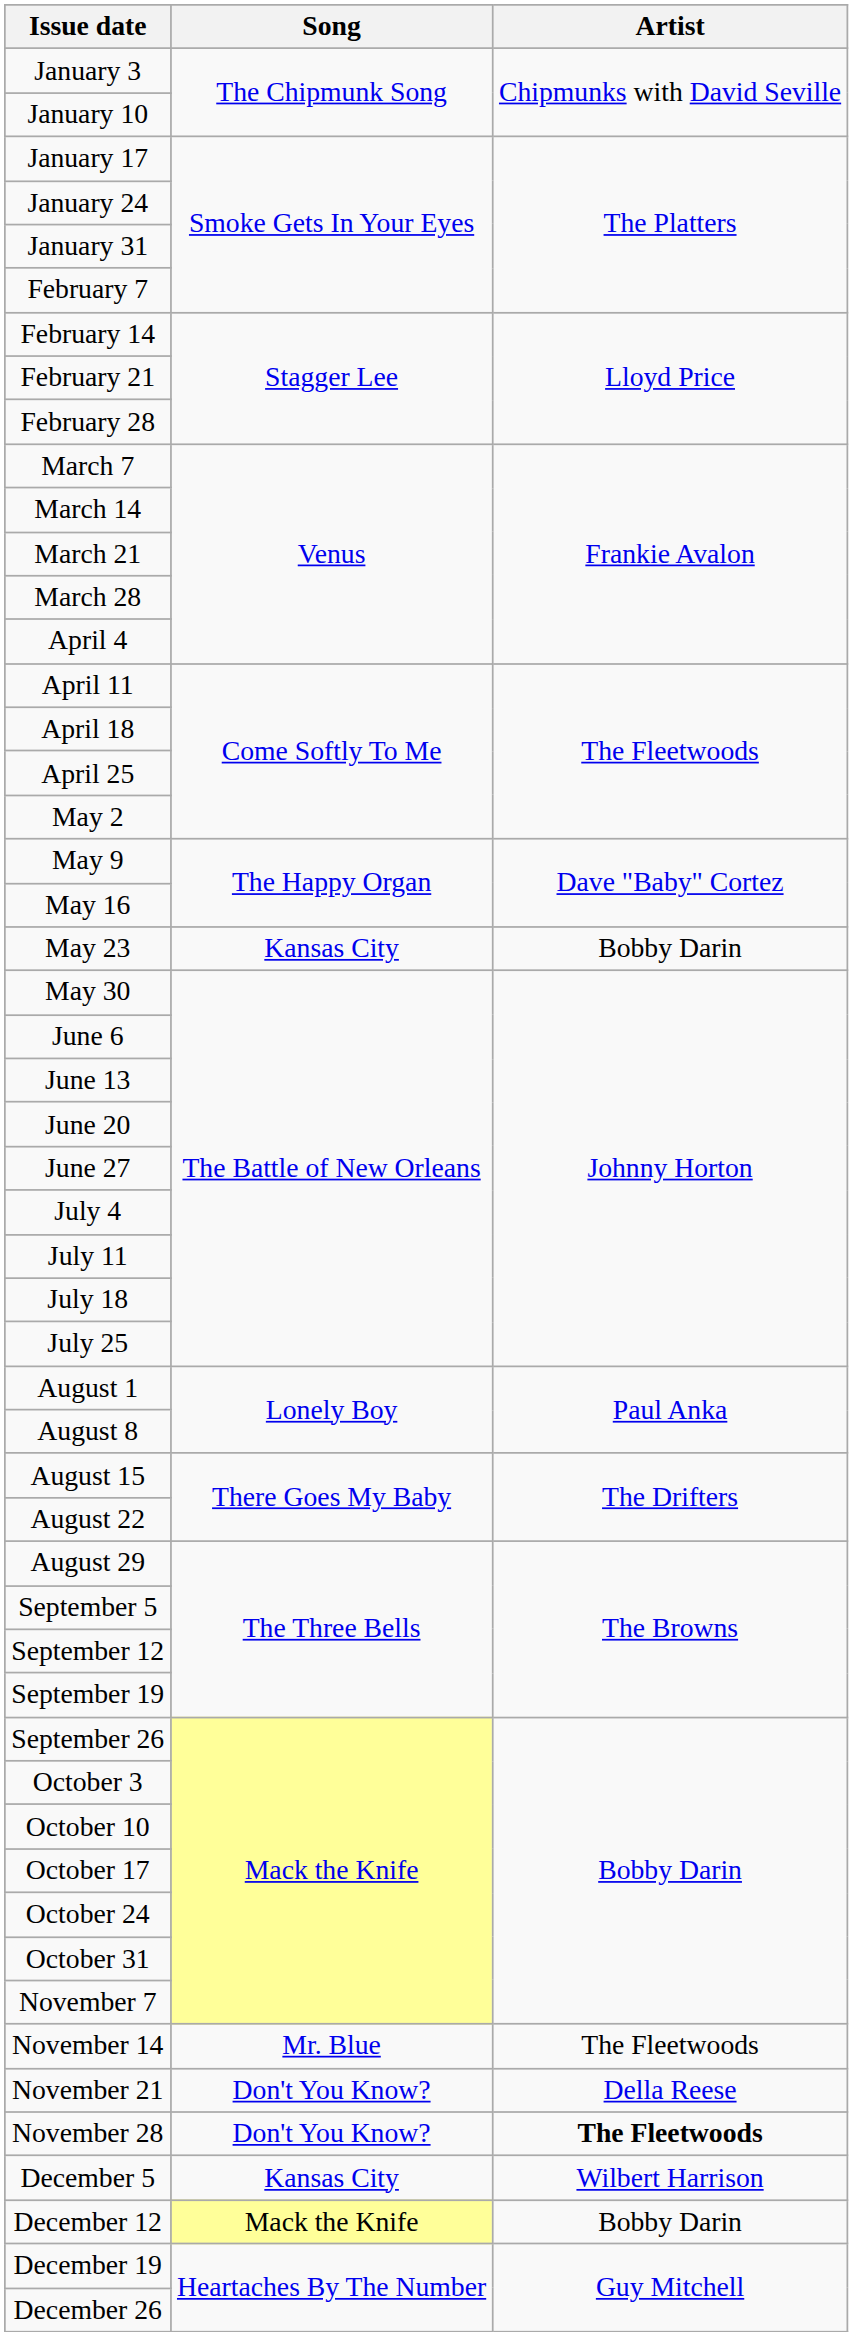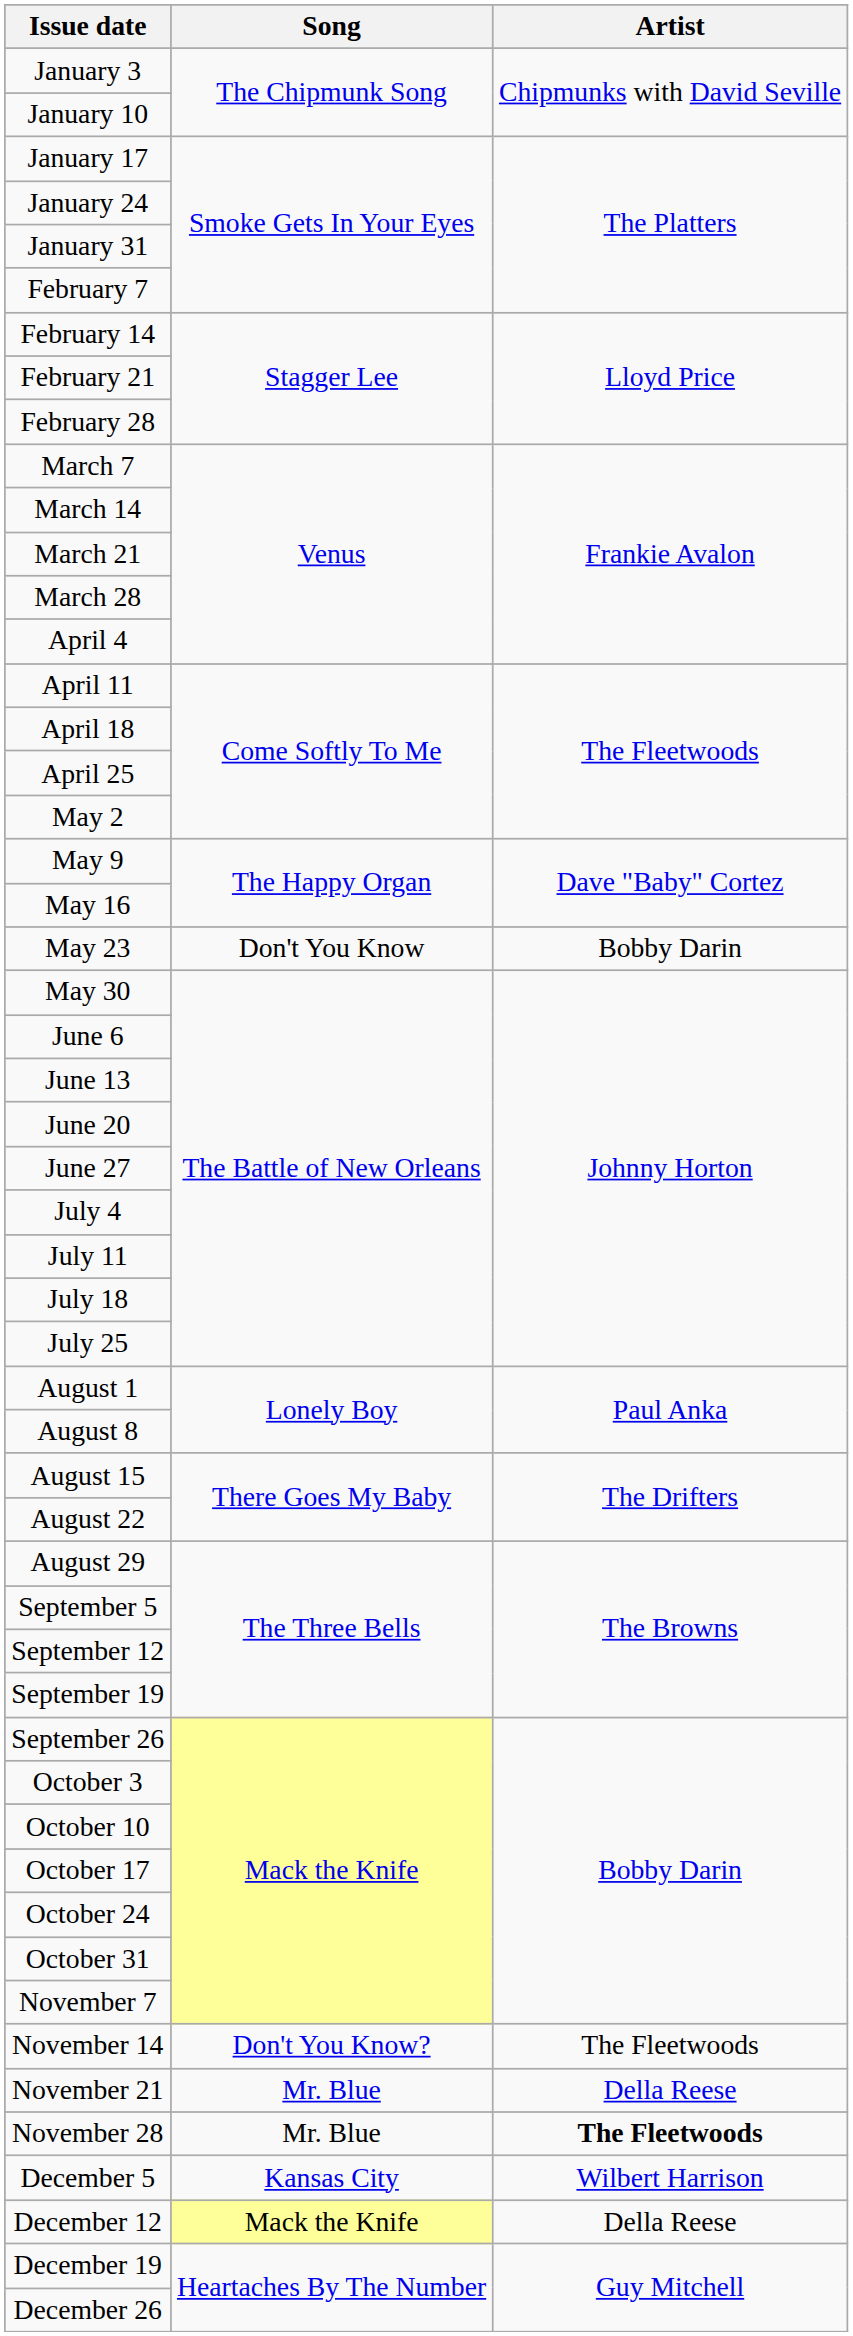(332, 948) Kansas City -> (332, 948) Don't You Know
(332, 2045) Mr. Blue -> (332, 2045) Don't You Know?
(332, 2089) Don't You Know? -> (332, 2089) Mr. Blue
(332, 2133) Don't You Know? -> (332, 2133) Mr. Blue
(670, 2221) Bobby Darin -> (670, 2221) Della Reese
